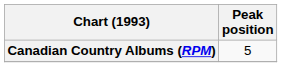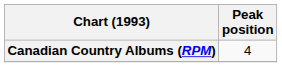(248, 51) 5 -> (248, 51) 4
